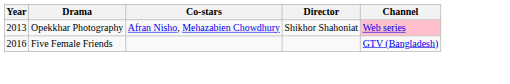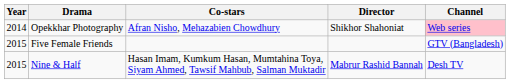(17, 28) 2013 -> (17, 28) 2014
(17, 43) 2016 -> (17, 43) 2015
+ row: (56, 65)
